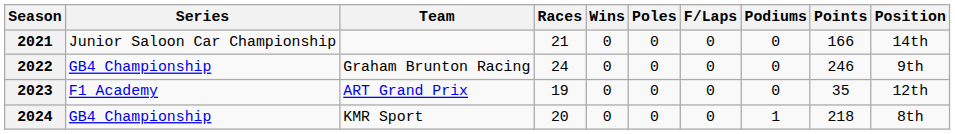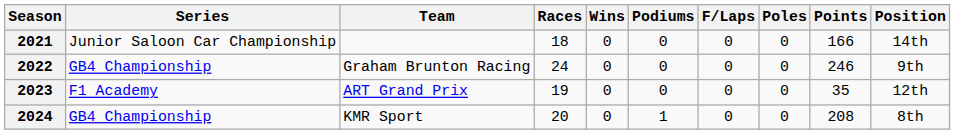columns swapped: (654, 17) <-> (776, 17)
(560, 42) 21 -> (560, 42) 18
(841, 117) 218 -> (841, 117) 208
